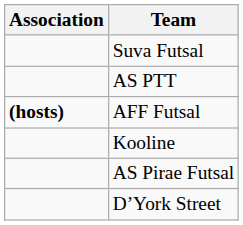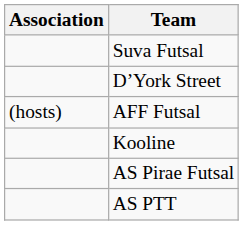rows swapped: (145, 81) <-> (167, 204)
(36, 111) bold -> (35, 111) normal
